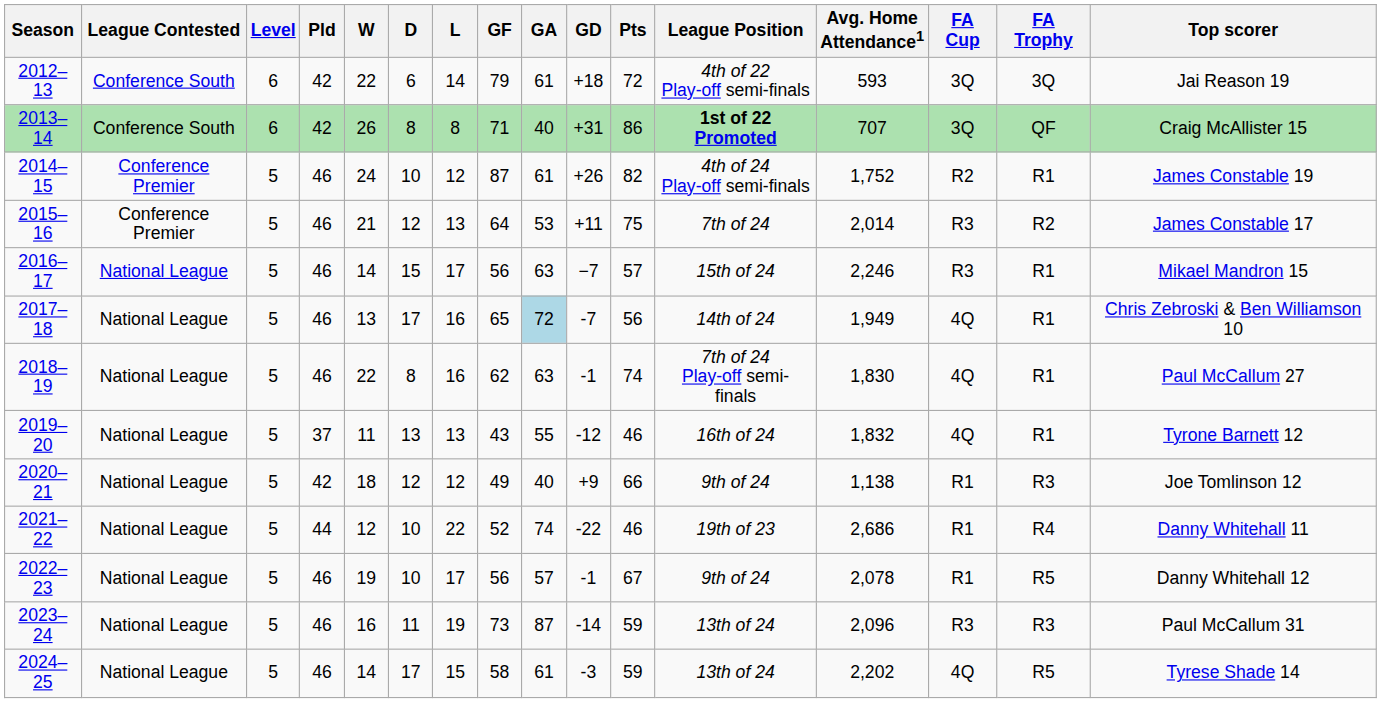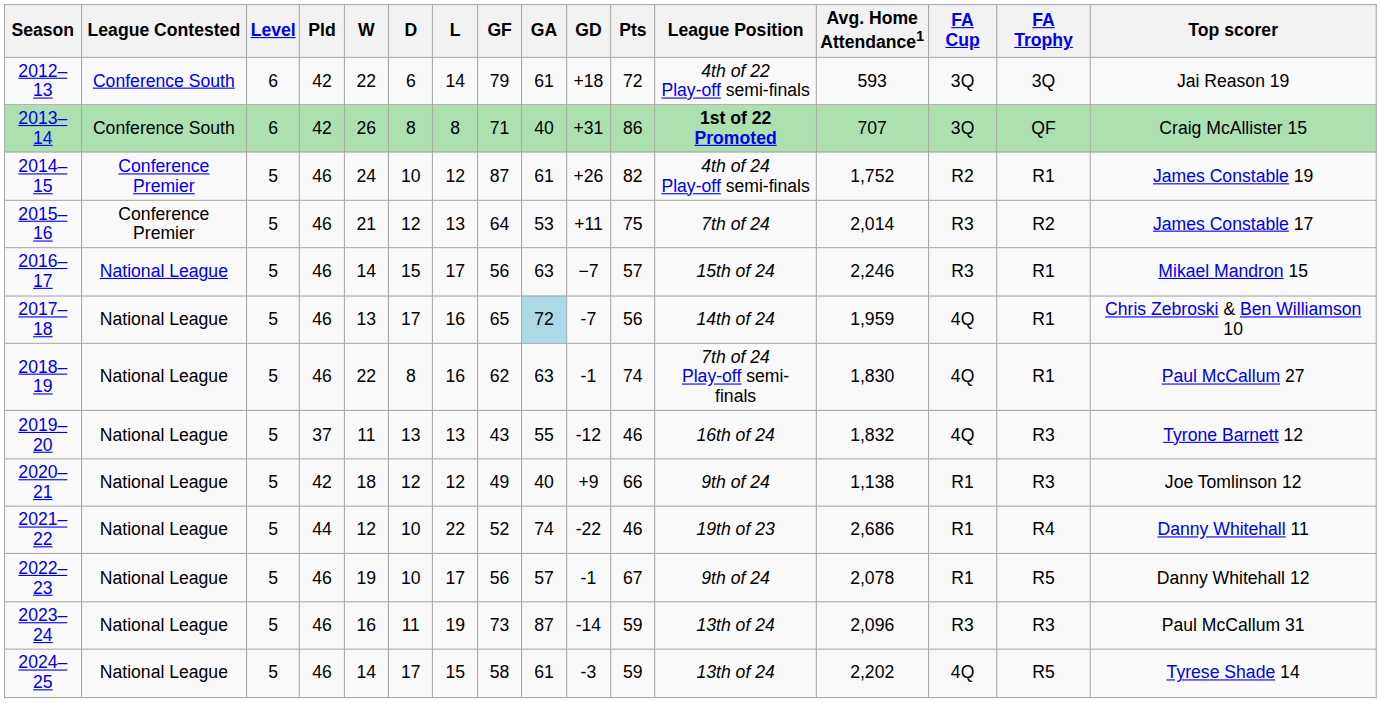(872, 319) 1,949 -> (872, 319) 1,959
(1044, 434) R1 -> (1044, 434) R3
